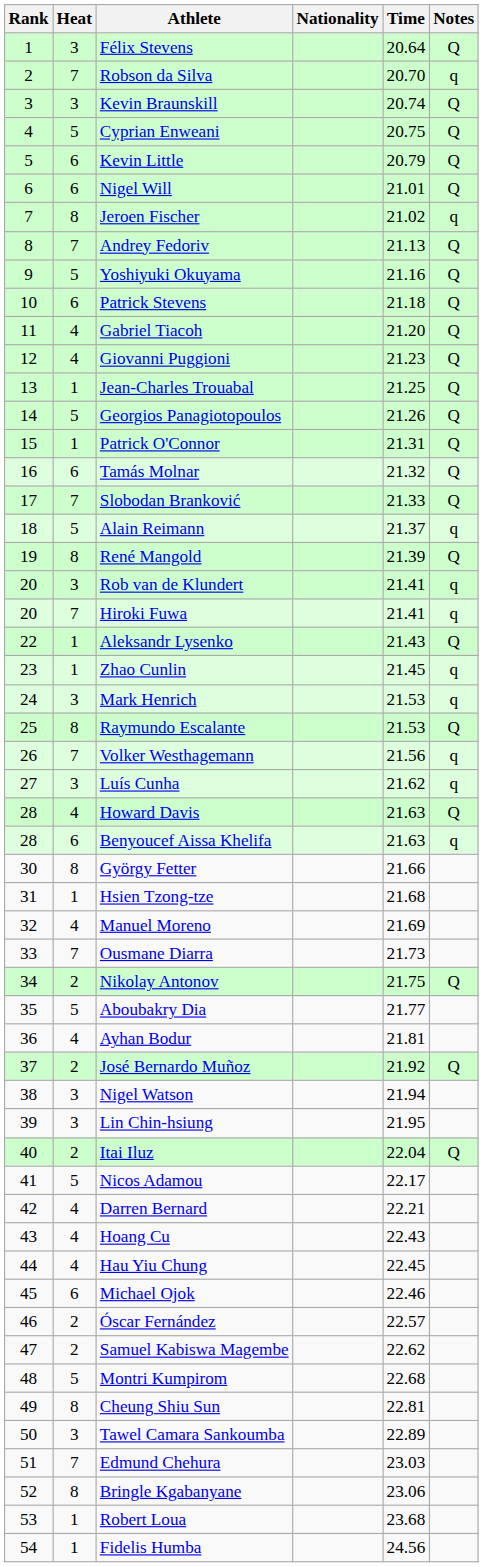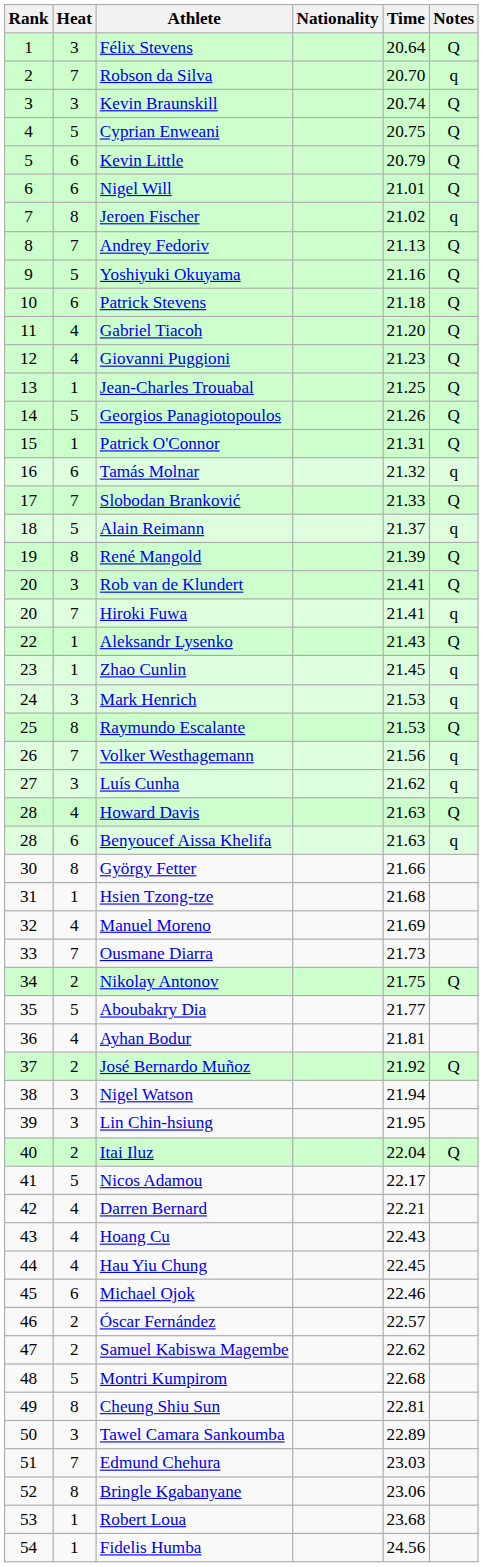(454, 471) Q -> (454, 471) q
(454, 585) q -> (454, 585) Q
